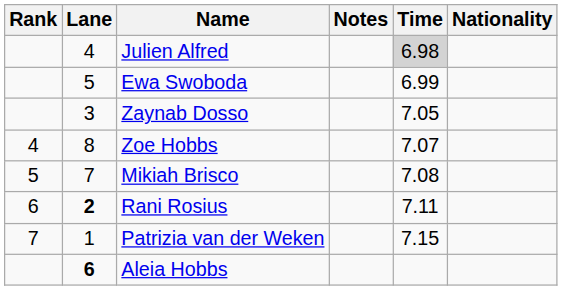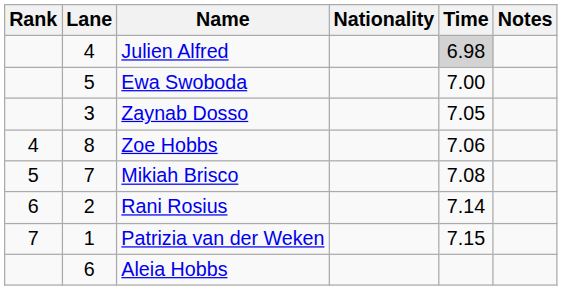columns swapped: (502, 20) <-> (361, 20)
(420, 82) 6.99 -> (466, 82) 7.00
(420, 144) 7.07 -> (466, 144) 7.06
(89, 207) bold -> (89, 207) normal
(420, 207) 7.11 -> (466, 207) 7.14
(89, 269) bold -> (89, 269) normal
